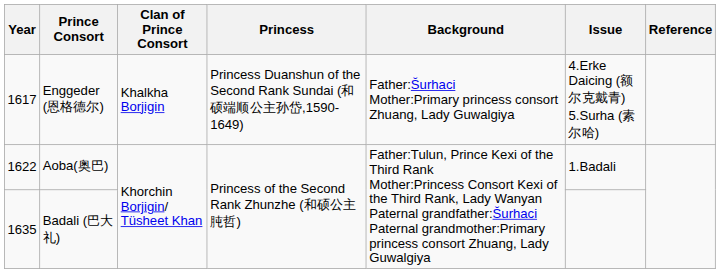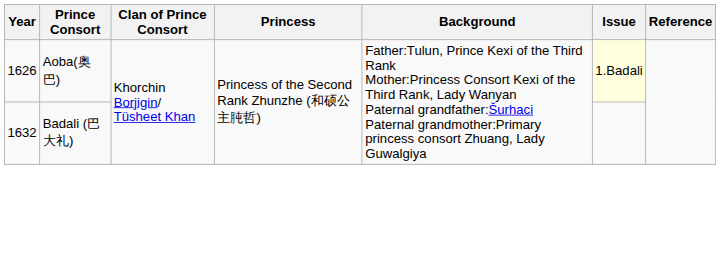- row: (73, 98)
(22, 167) 1622 -> (22, 71) 1626
(592, 167) no background -> (619, 71) lightyellow background
(22, 229) 1635 -> (22, 133) 1632
